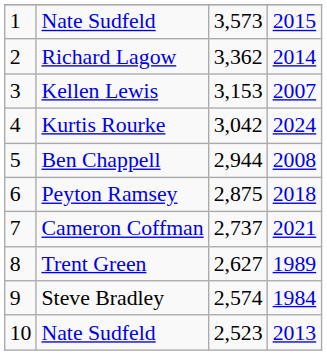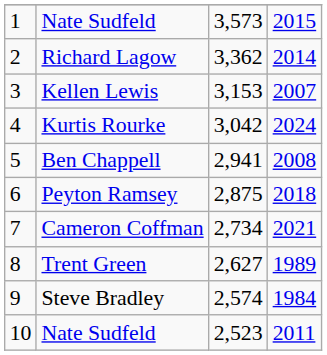(238, 159) 2,944 -> (238, 159) 2,941
(238, 228) 2,737 -> (238, 228) 2,734
(294, 332) 2013 -> (294, 332) 2011
